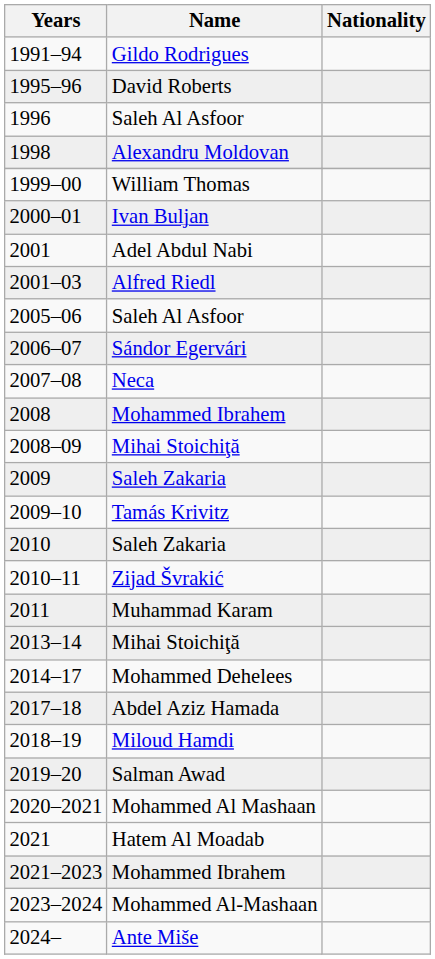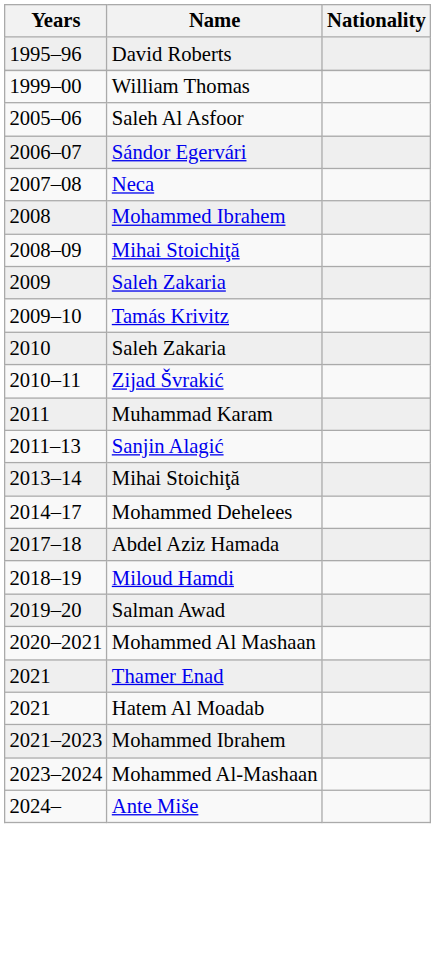- row: (46, 53)
- row: (30, 119)
- row: (30, 151)
- row: (46, 217)
- row: (30, 250)
- row: (46, 282)
+ row: (45, 446)
+ row: (30, 675)
